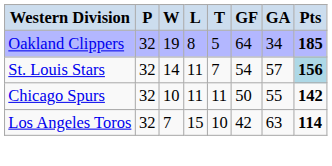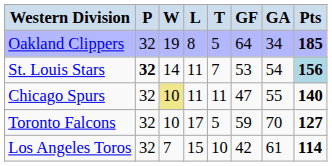(147, 69) normal -> (147, 69) bold
(244, 69) 54 -> (244, 69) 53
(274, 69) 57 -> (274, 69) 54
(171, 95) no background -> (171, 95) khaki background
(244, 95) 50 -> (244, 95) 47
(310, 95) 142 -> (310, 95) 140
+ row: (62, 122)
(274, 122) 63 -> (274, 148) 61
